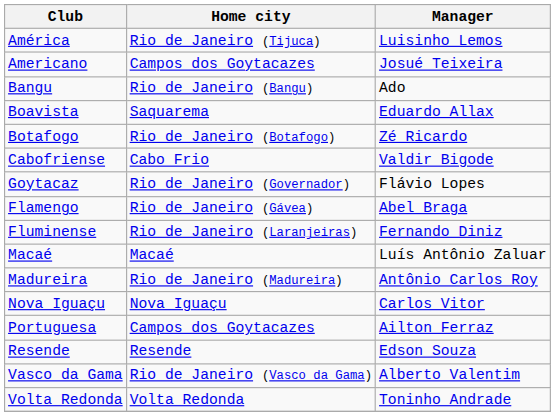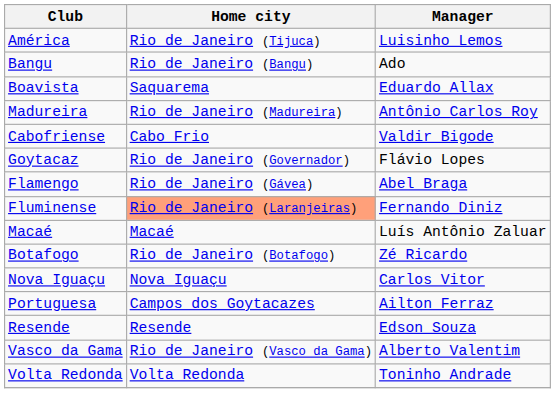- row: (48, 64)
rows swapped: (43, 136) <-> (48, 280)
(244, 232) no background -> (244, 208) lightsalmon background
